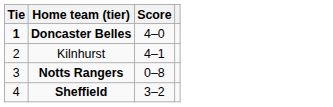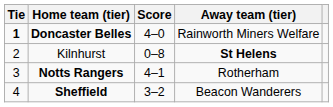+ column: (248, 14)
(154, 53) 4–1 -> (154, 53) 0–8
(154, 72) 0–8 -> (154, 72) 4–1
